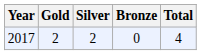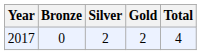columns swapped: (55, 16) <-> (137, 16)
